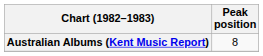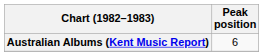(235, 42) 8 -> (235, 42) 6
